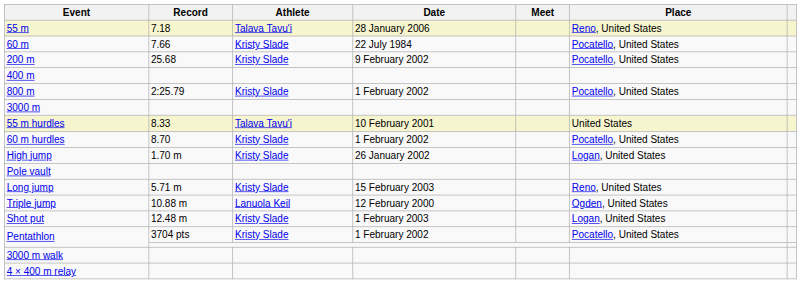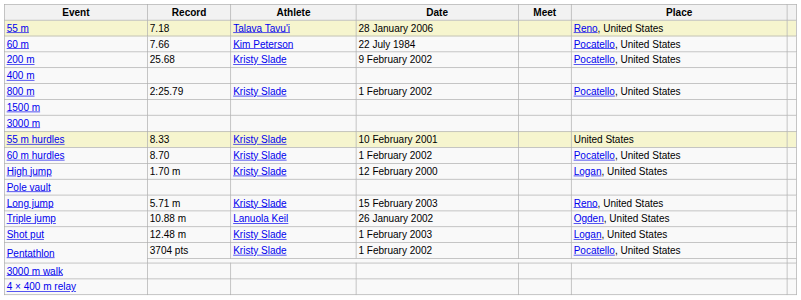(262, 44) Kristy Slade -> (263, 44) Kim Peterson
+ row: (23, 108)
(263, 124) Talava Tavu'i -> (260, 140) Kristy Slade
(392, 155) 26 January 2002 -> (398, 171) 12 February 2000
(394, 203) 12 February 2000 -> (396, 219) 26 January 2002
